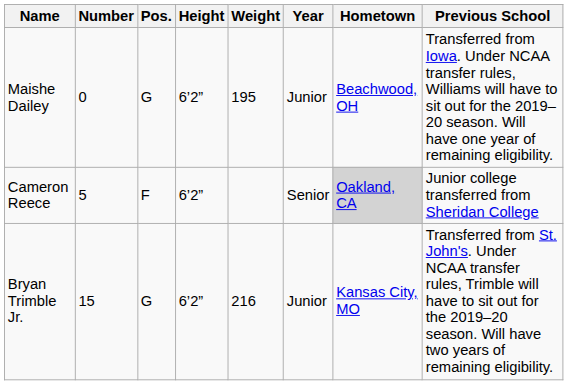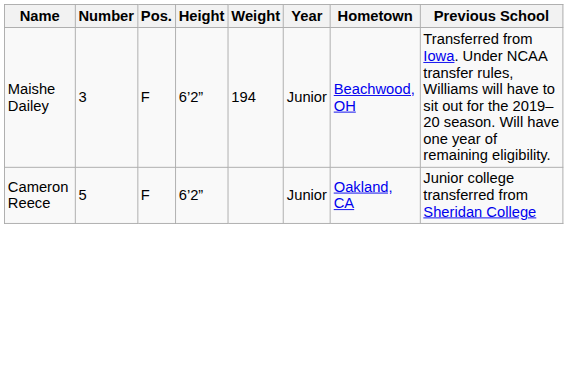(82, 97) 0 -> (83, 97) 3
(147, 97) G -> (145, 97) F
(244, 97) 195 -> (244, 97) 194
(308, 195) Senior -> (307, 195) Junior
(366, 195) lightgrey background -> (363, 195) no background
- row: (32, 301)
